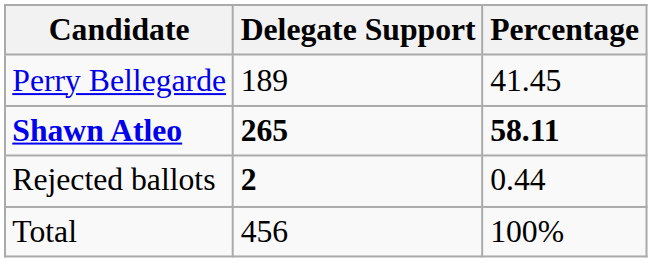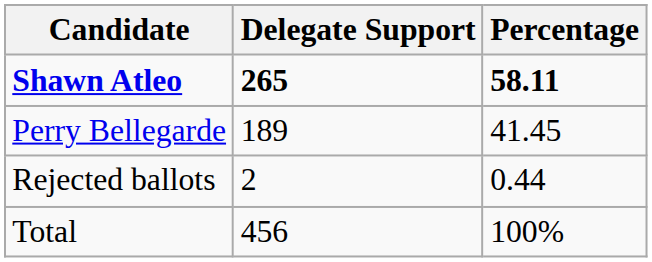rows swapped: (97, 130) <-> (119, 79)
(249, 180) bold -> (249, 180) normal
